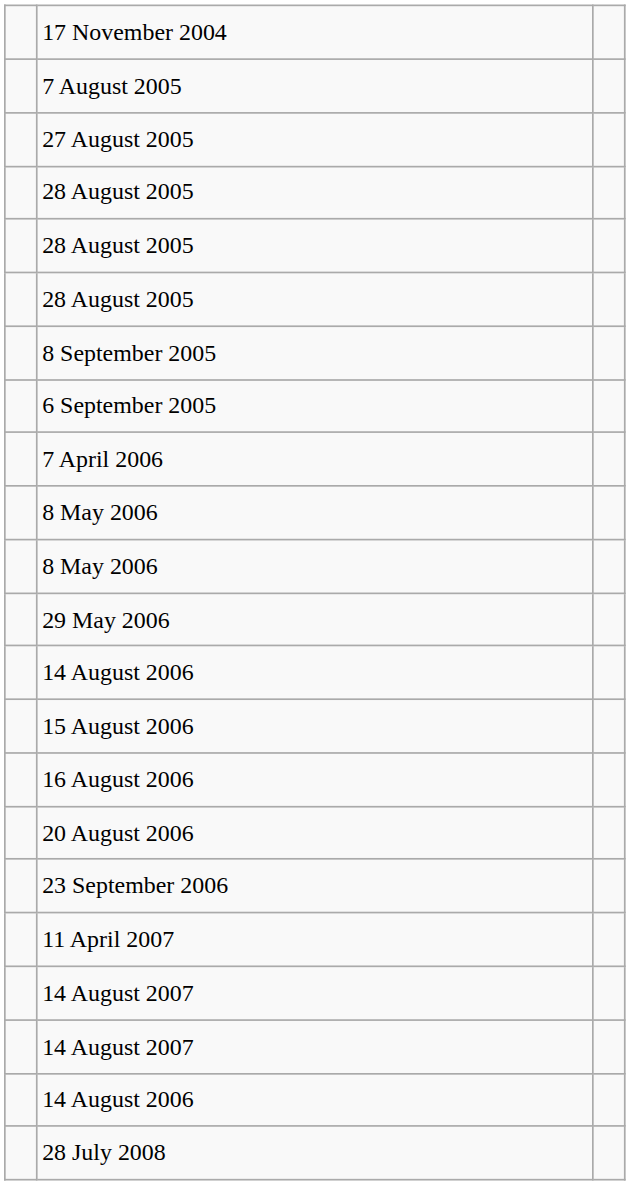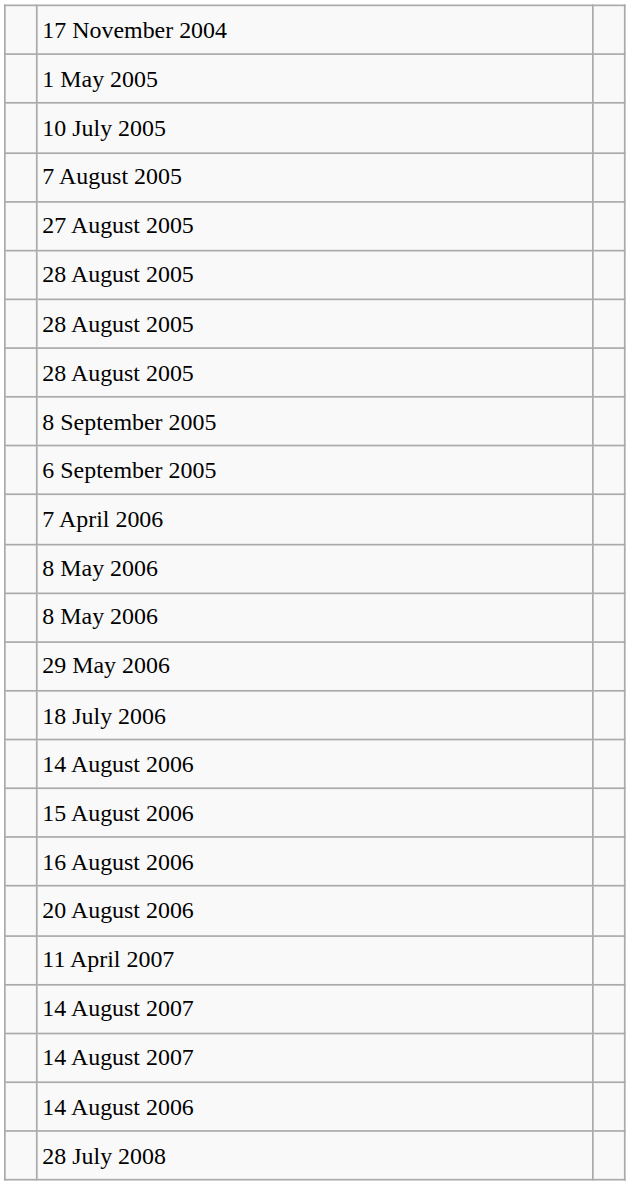+ row: (21, 79)
+ row: (21, 128)
+ row: (21, 715)
- row: (21, 886)
